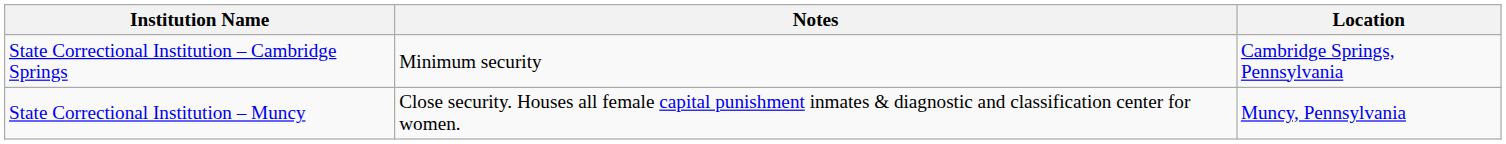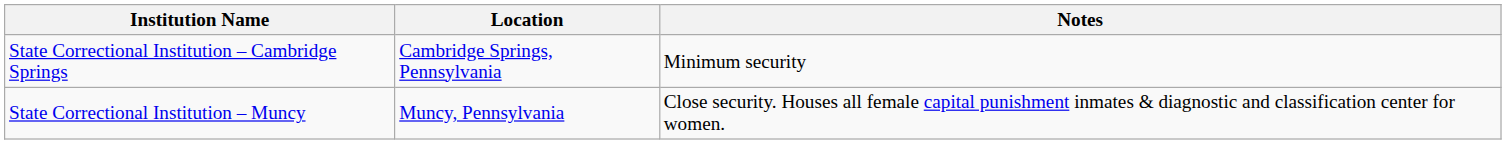columns swapped: (1369, 19) <-> (816, 19)
